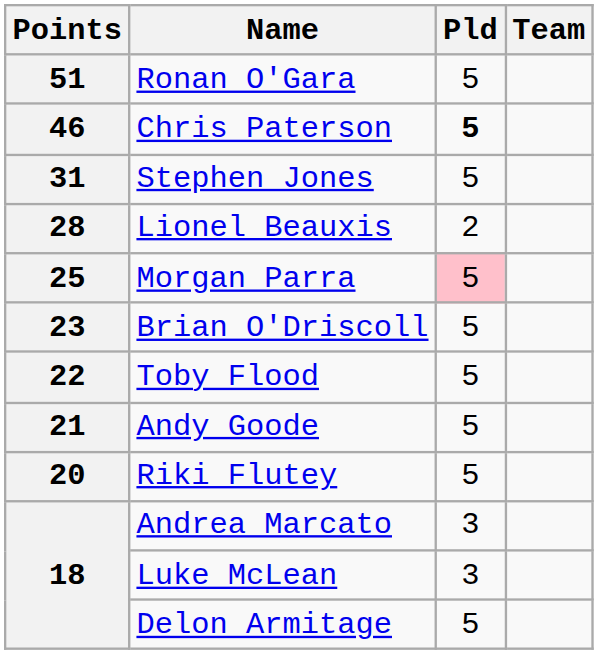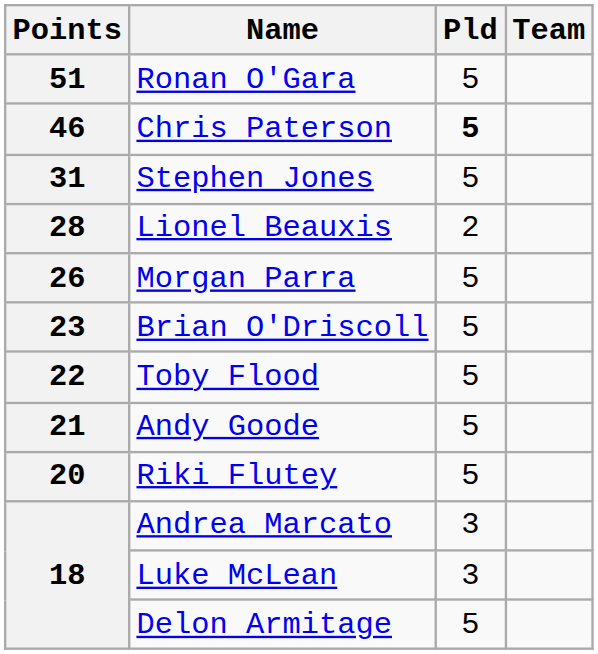(67, 278) 25 -> (67, 278) 26
(470, 278) pink background -> (470, 278) no background
